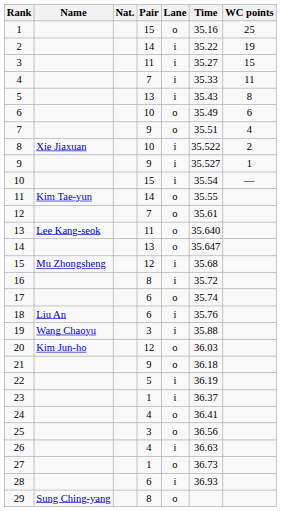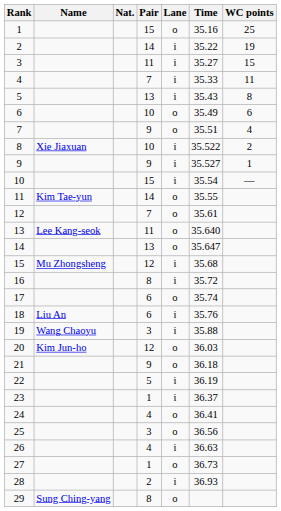(149, 481) 6 -> (149, 481) 2
